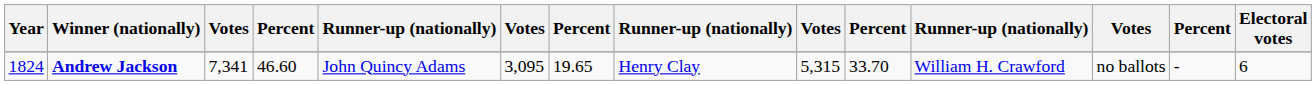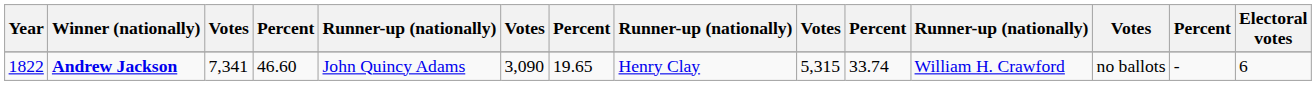(26, 66) 1824 -> (26, 66) 1822
(524, 66) 3,095 -> (524, 66) 3,090
(869, 66) 33.70 -> (869, 66) 33.74
